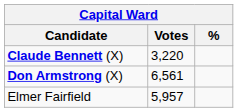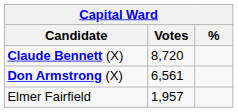(167, 55) 3,220 -> (167, 55) 8,720
(167, 96) 5,957 -> (167, 96) 1,957
